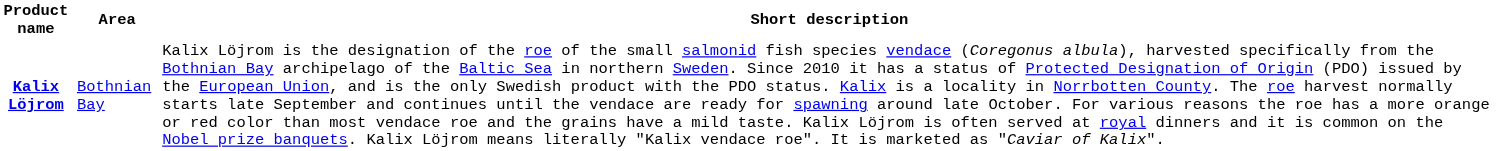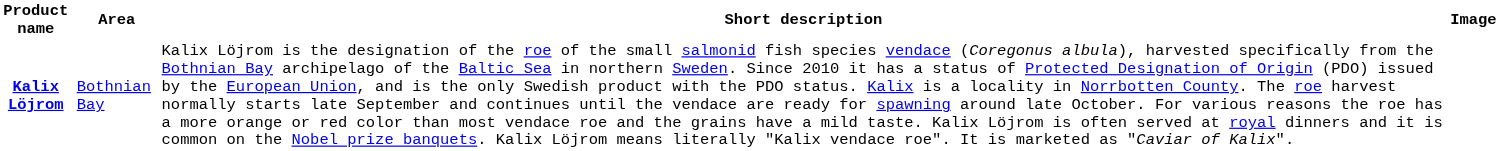+ column: (1473, 19)
